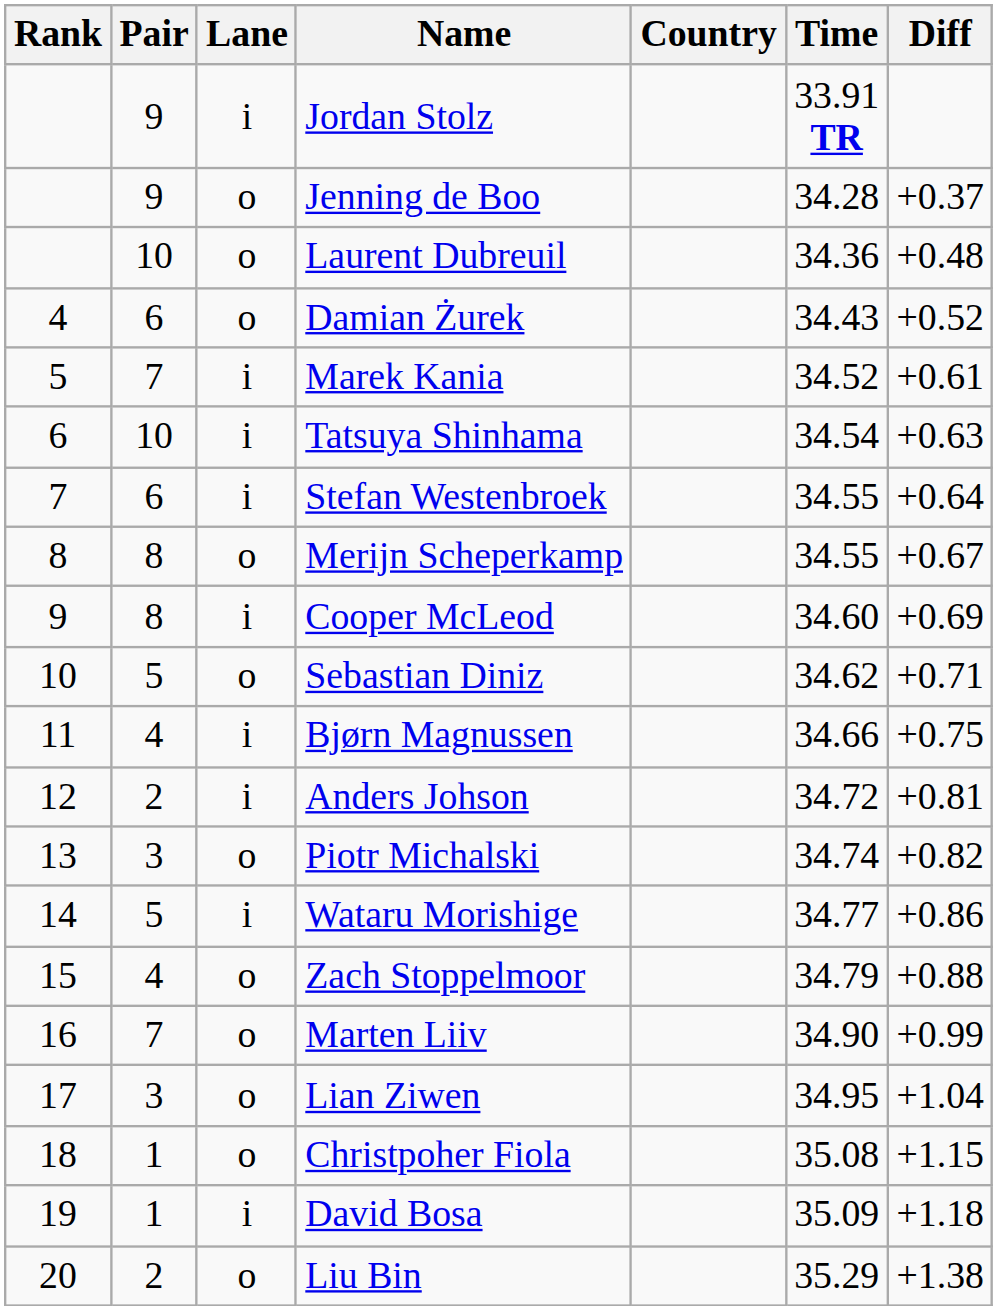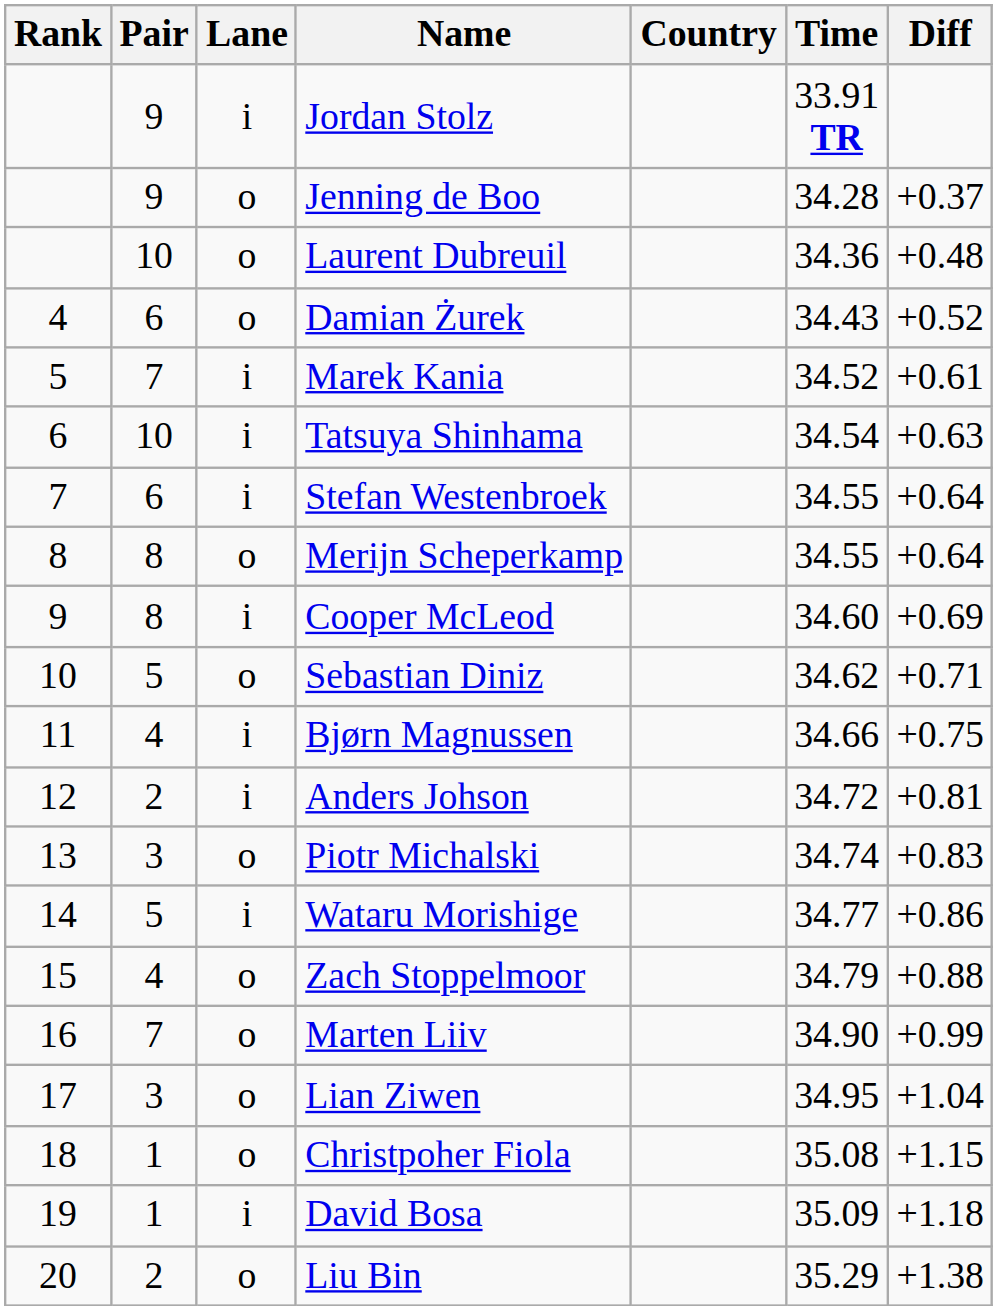(940, 556) +0.67 -> (940, 556) +0.64
(940, 855) +0.82 -> (940, 855) +0.83
